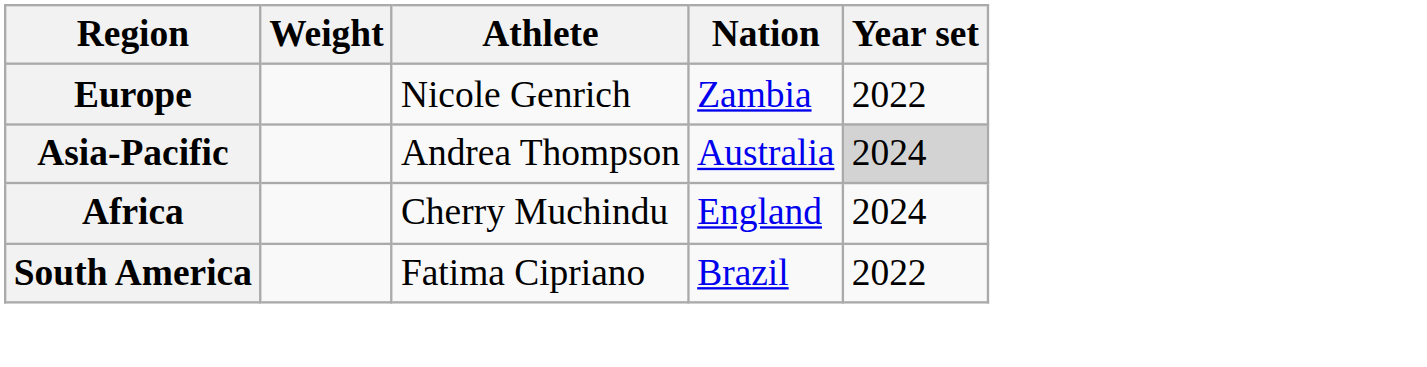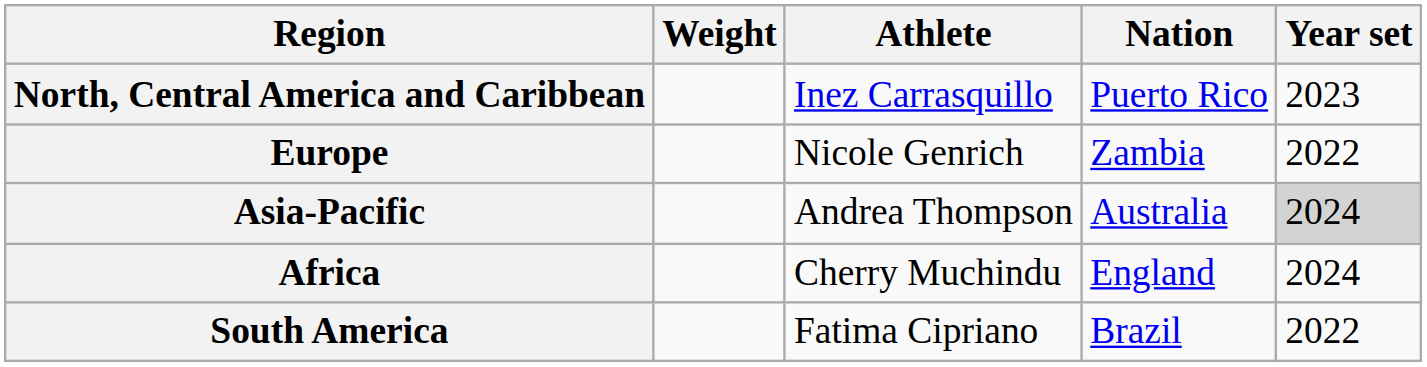+ row: (329, 93)
